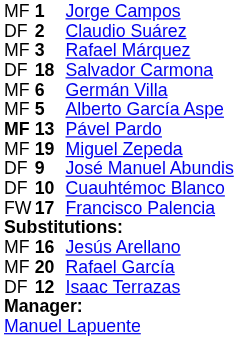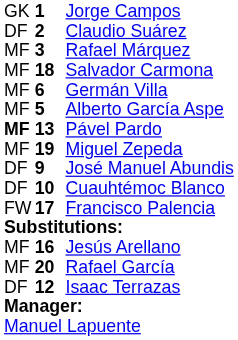(17, 11) MF -> (17, 11) GK
(16, 70) DF -> (17, 70) MF
